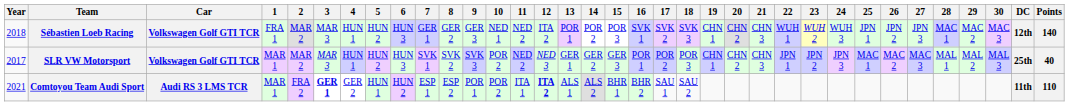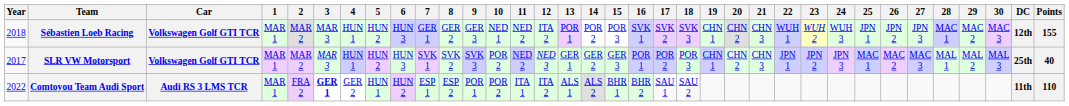(275, 33) FRA 1 -> (275, 33) MAR 1
(1049, 33) 140 -> (1049, 33) 155
(16, 87) 2021 -> (16, 87) 2022
(546, 87) bold -> (546, 87) normal
